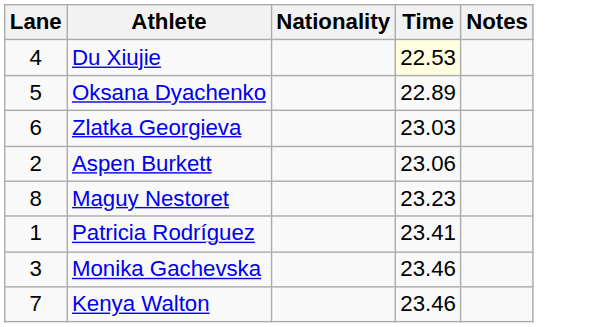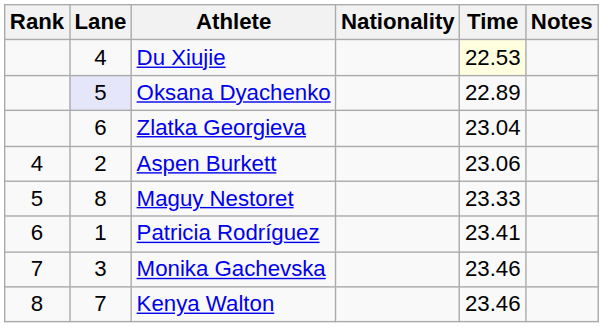+ column: (37, 22)
(36, 92) no background -> (100, 92) lavender background
(428, 127) 23.03 -> (493, 127) 23.04
(428, 198) 23.23 -> (493, 198) 23.33
